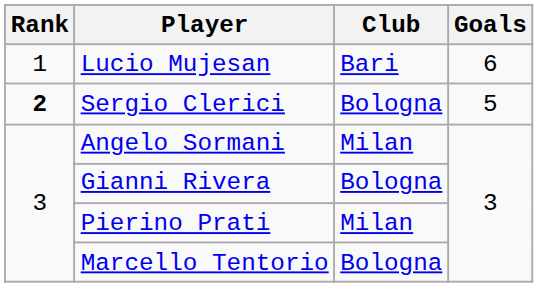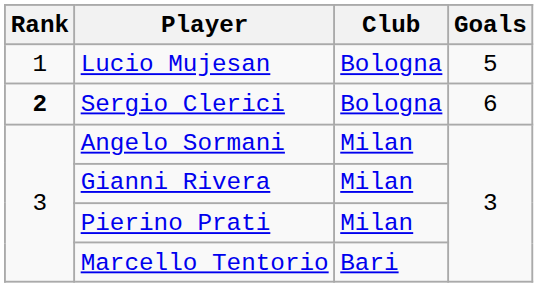(369, 64) Bari -> (391, 64) Bologna
(490, 64) 6 -> (490, 64) 5
(490, 104) 5 -> (490, 104) 6
(391, 183) Bologna -> (377, 183) Milan
(391, 262) Bologna -> (369, 262) Bari
